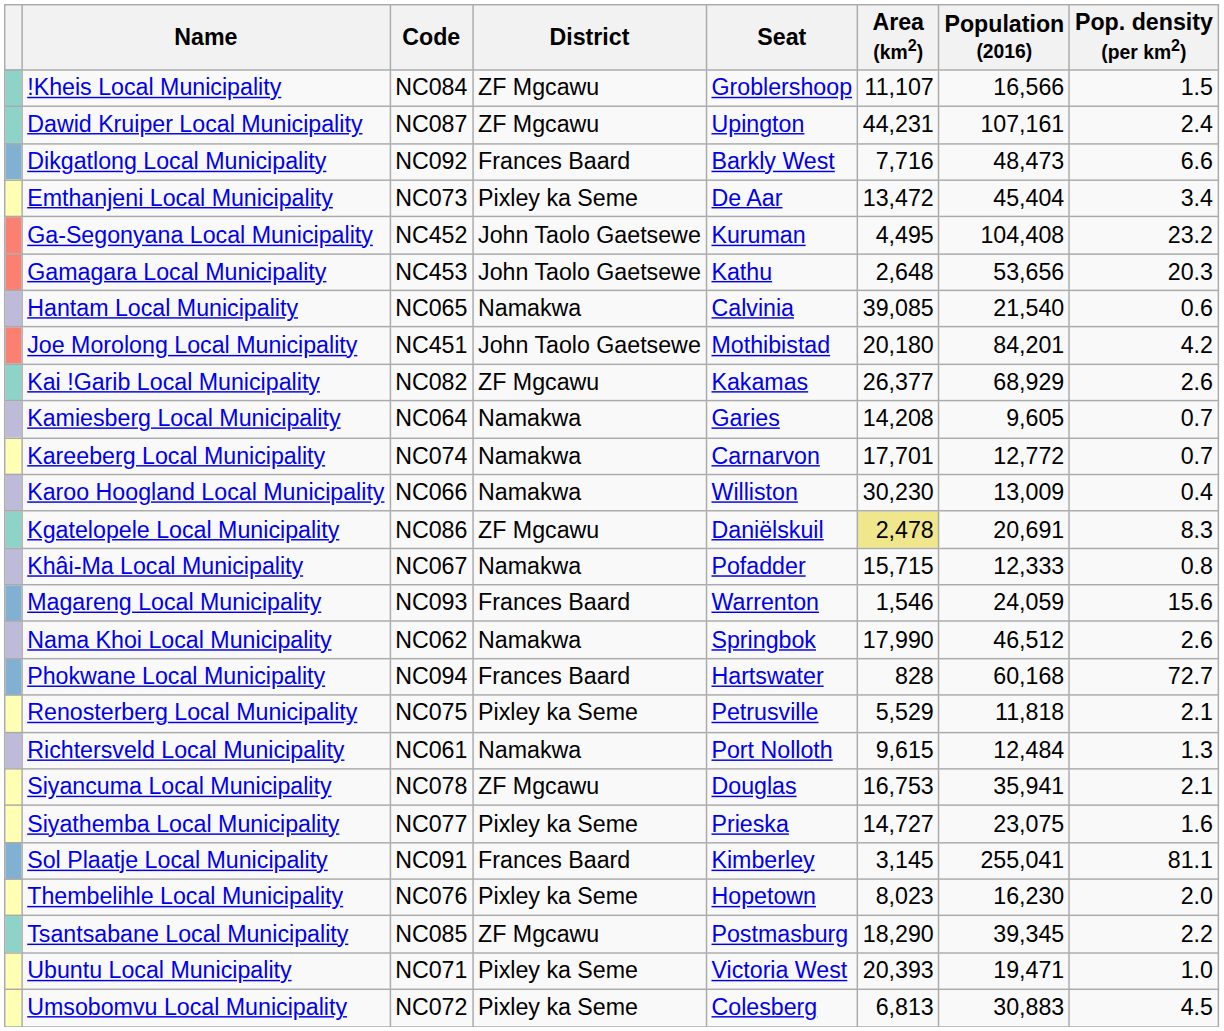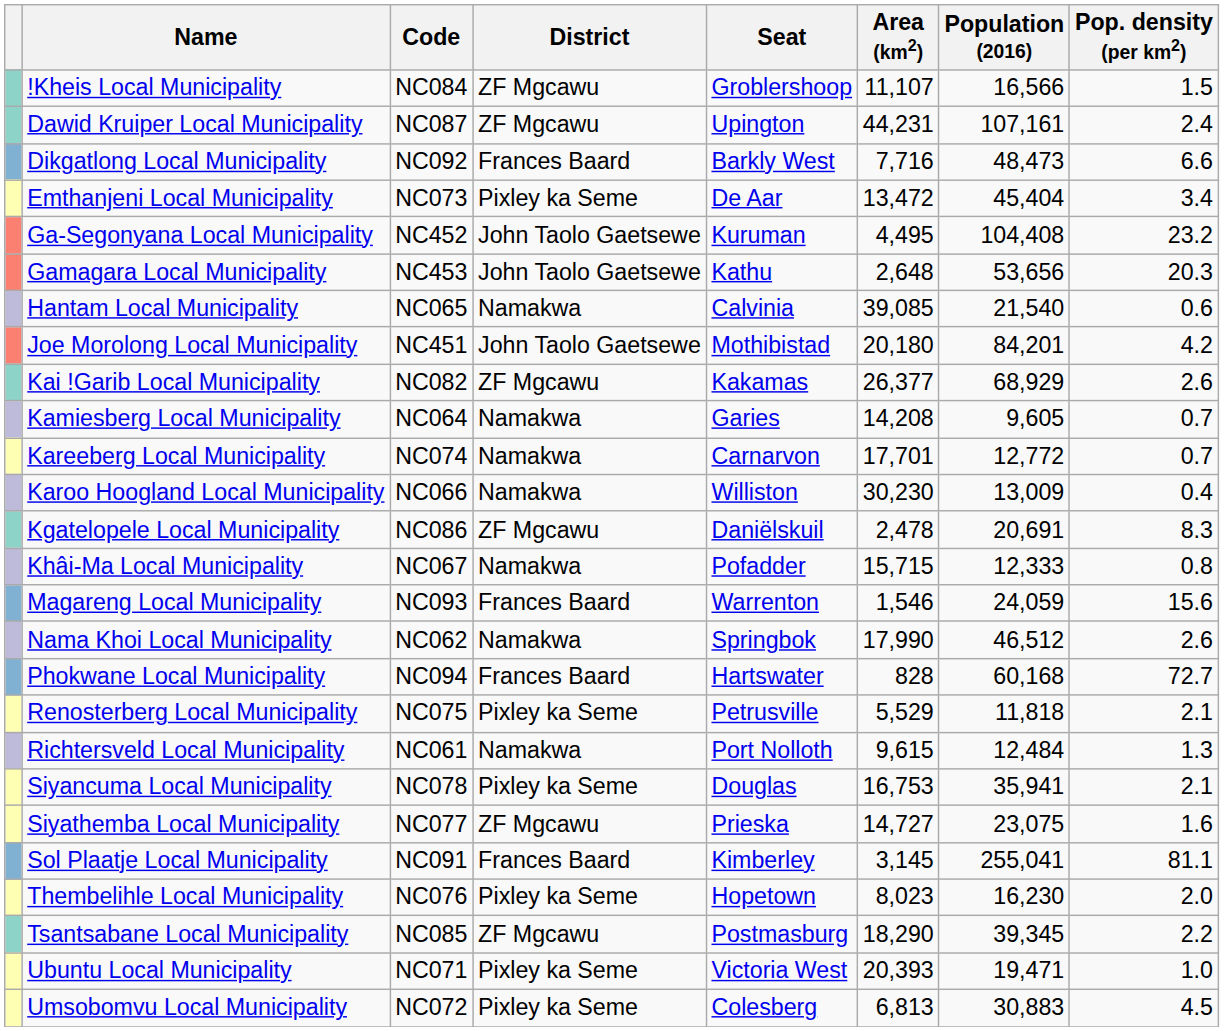(905, 529) khaki background -> (905, 529) no background
(539, 786) ZF Mgcawu -> (558, 786) Pixley ka Seme
(558, 823) Pixley ka Seme -> (539, 823) ZF Mgcawu
